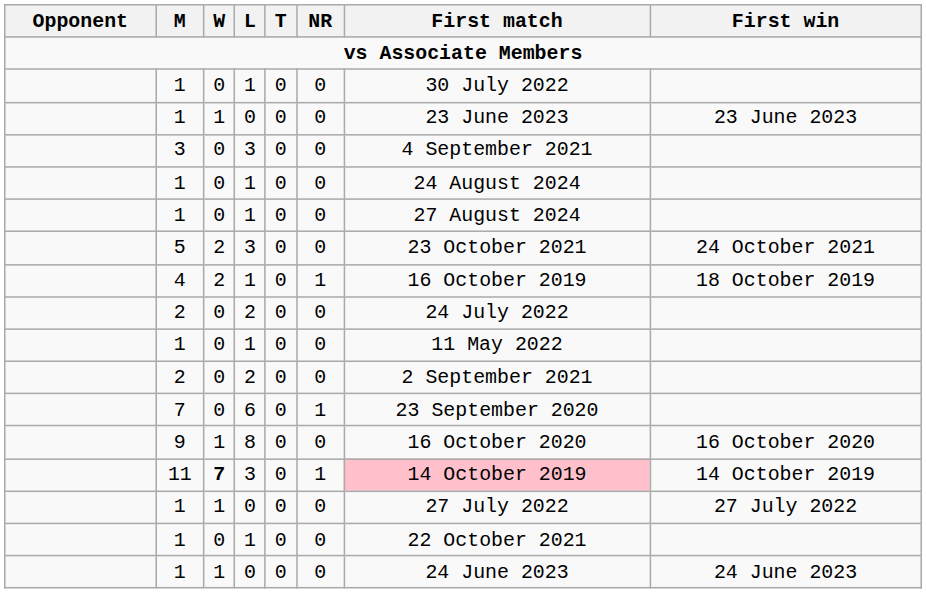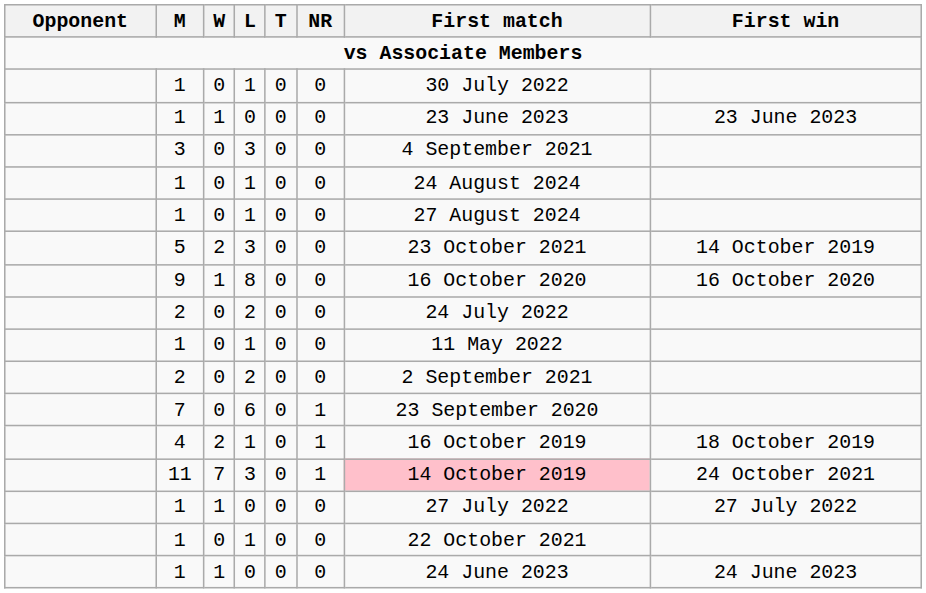(786, 248) 24 October 2021 -> (786, 248) 14 October 2019
rows swapped: (180, 280) <-> (180, 442)
(219, 475) bold -> (219, 475) normal
(786, 475) 14 October 2019 -> (786, 475) 24 October 2021
